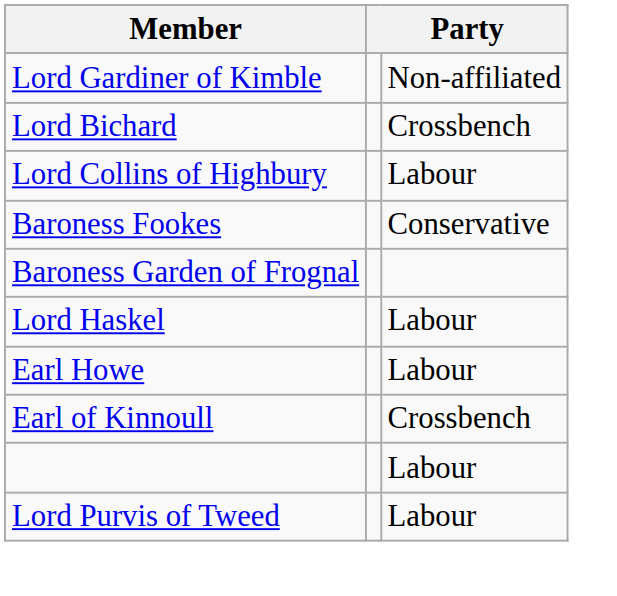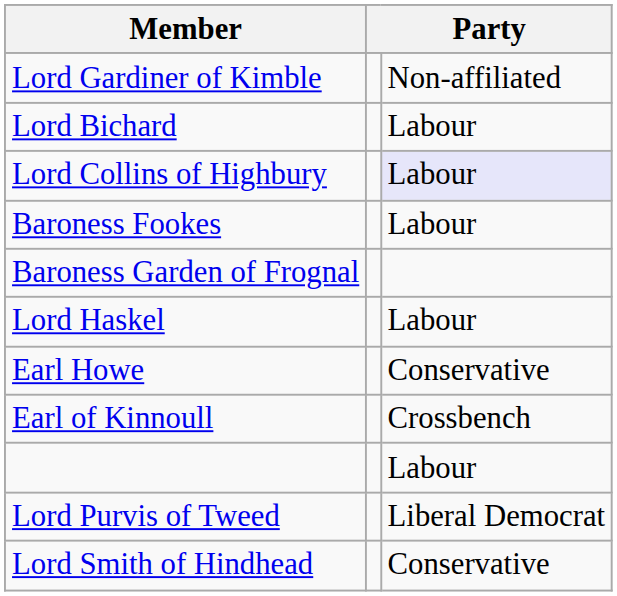(459, 126) Crossbench -> (432, 126) Labour
(432, 175) no background -> (432, 175) lavender background
(469, 223) Conservative -> (432, 223) Labour
(432, 369) Labour -> (469, 369) Conservative
(432, 516) Labour -> (496, 516) Liberal Democrat
+ row: (163, 564)
